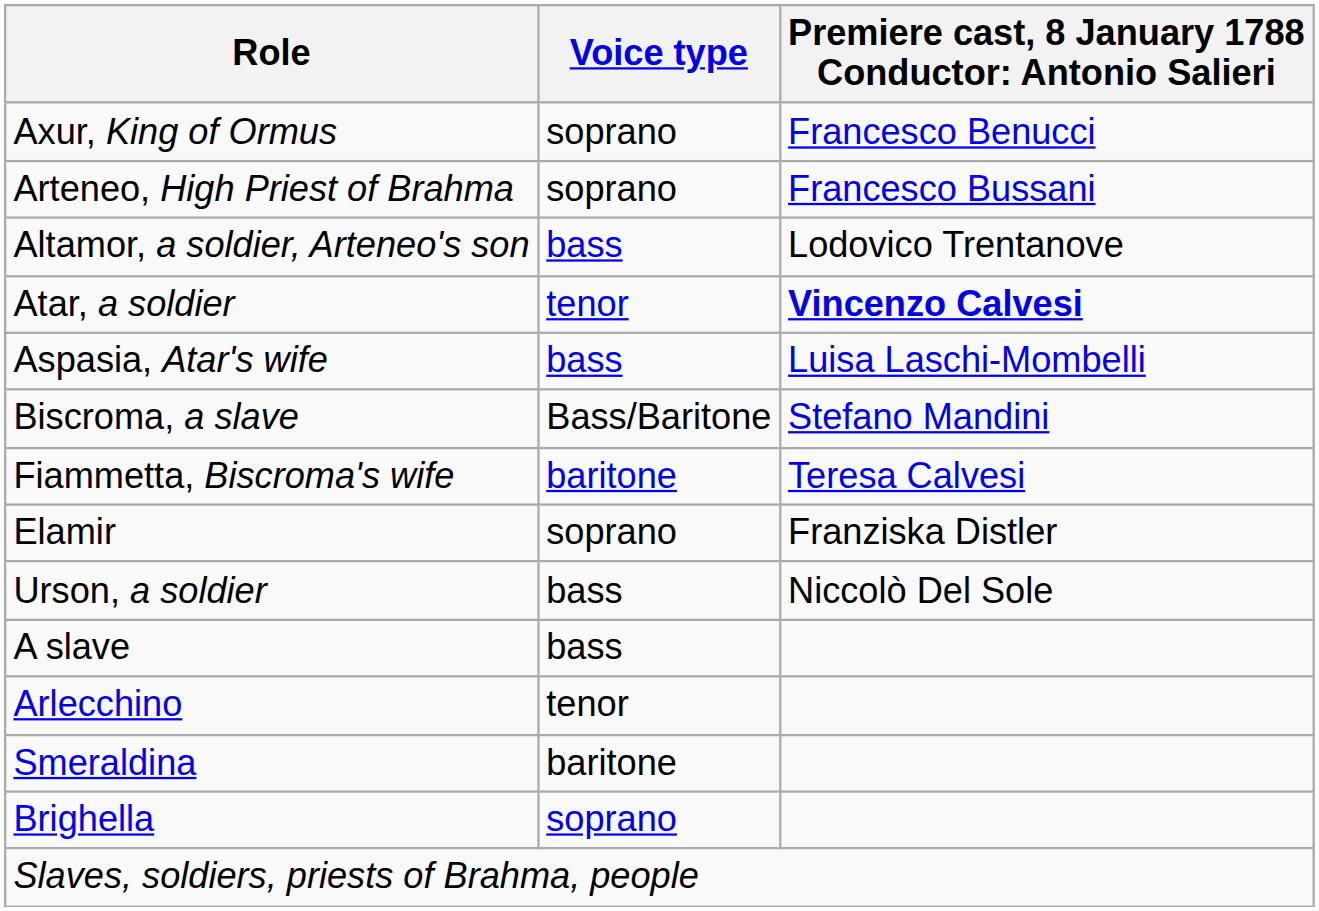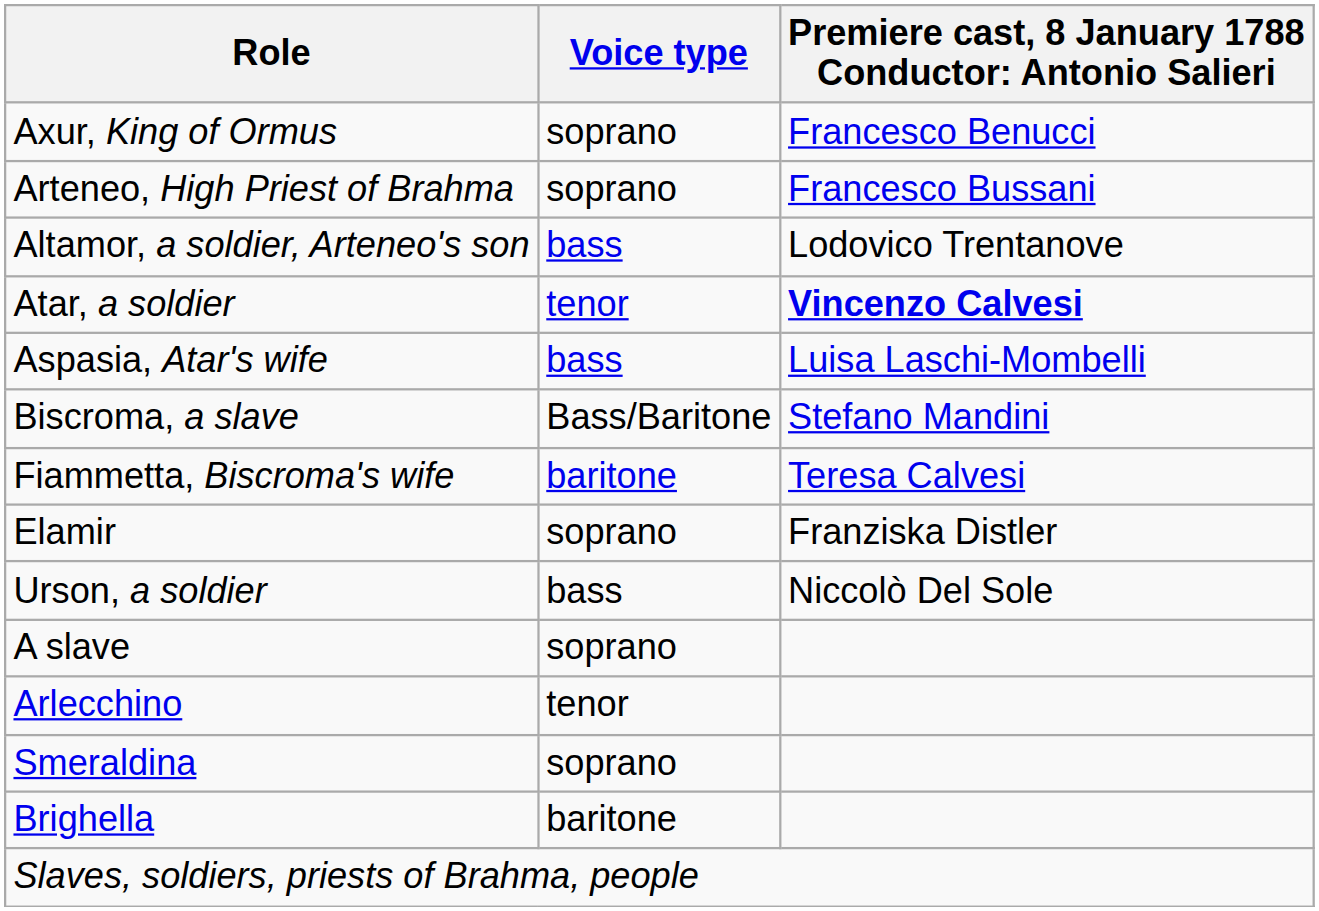(584, 647) bass -> (612, 647) soprano
(612, 762) baritone -> (612, 762) soprano
(612, 819) soprano -> (612, 819) baritone
